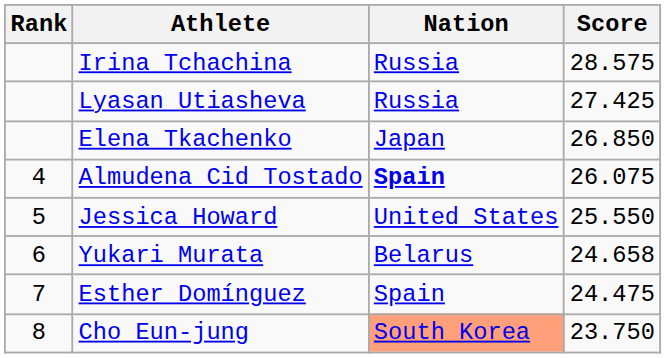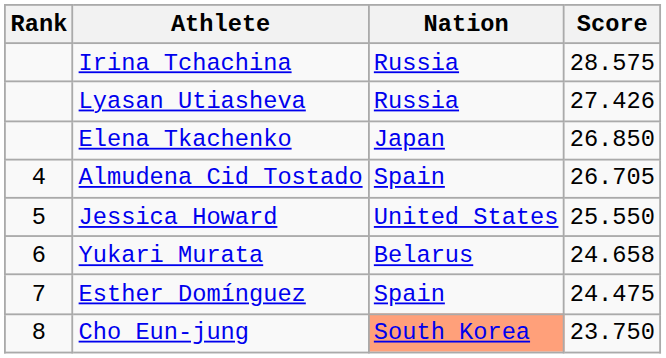(612, 101) 27.425 -> (612, 101) 27.426
(409, 178) bold -> (409, 178) normal
(612, 178) 26.075 -> (612, 178) 26.705
